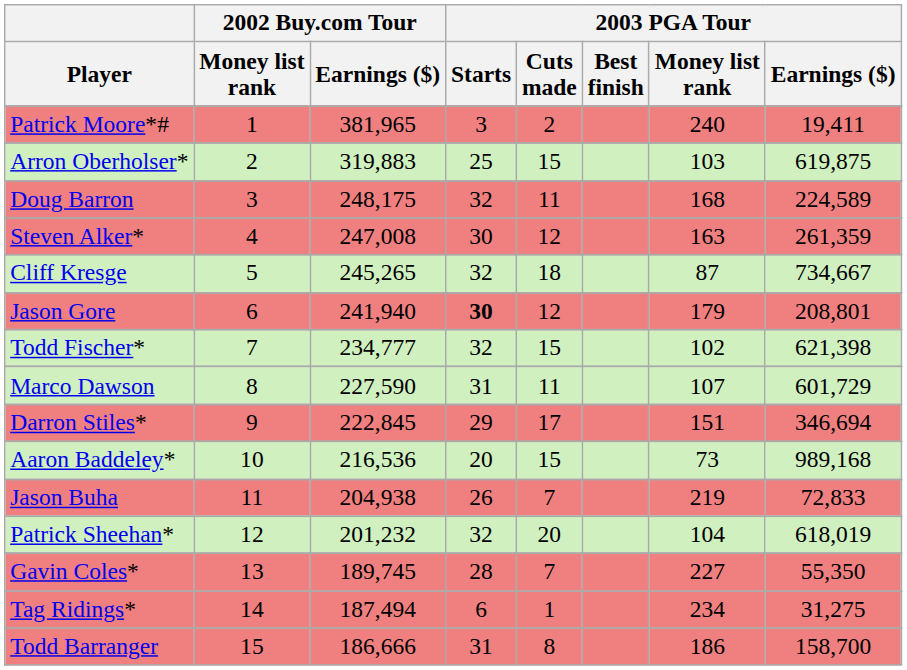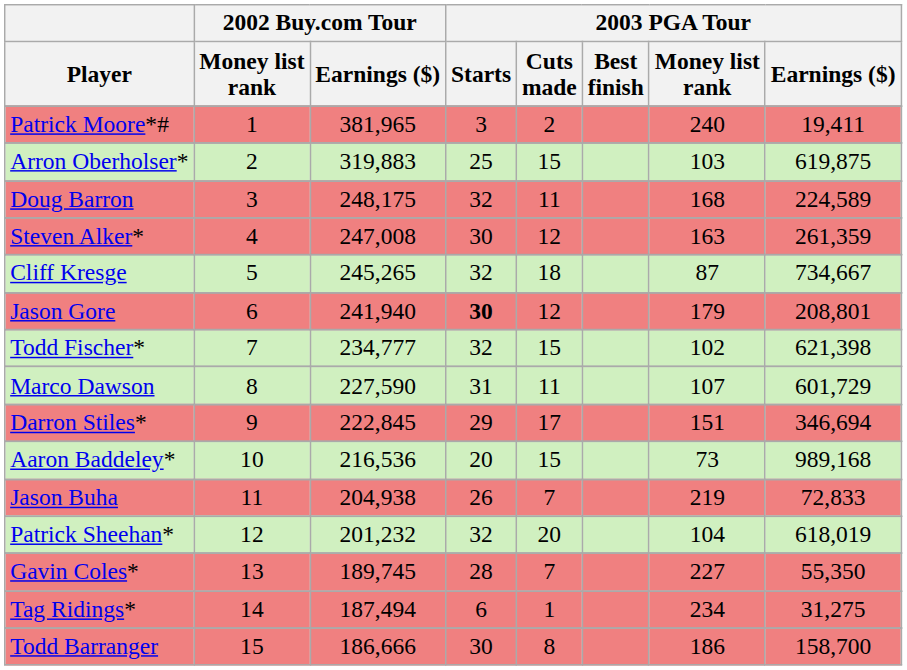(481, 646) 31 -> (481, 646) 30
